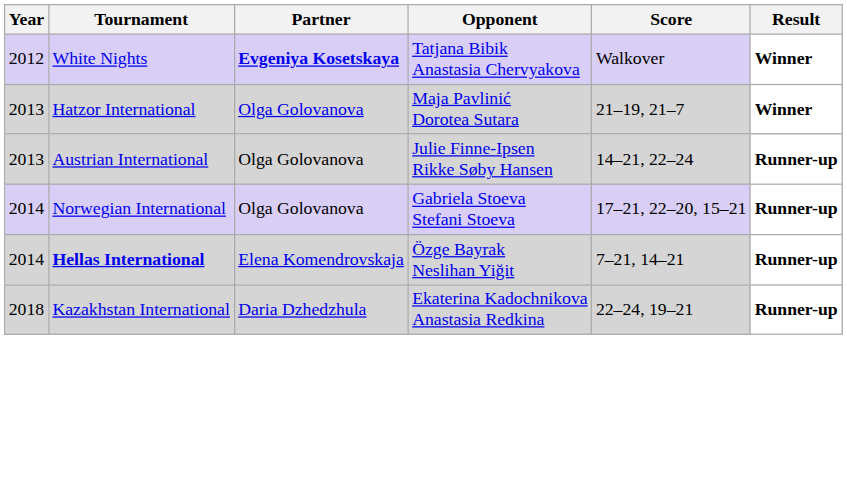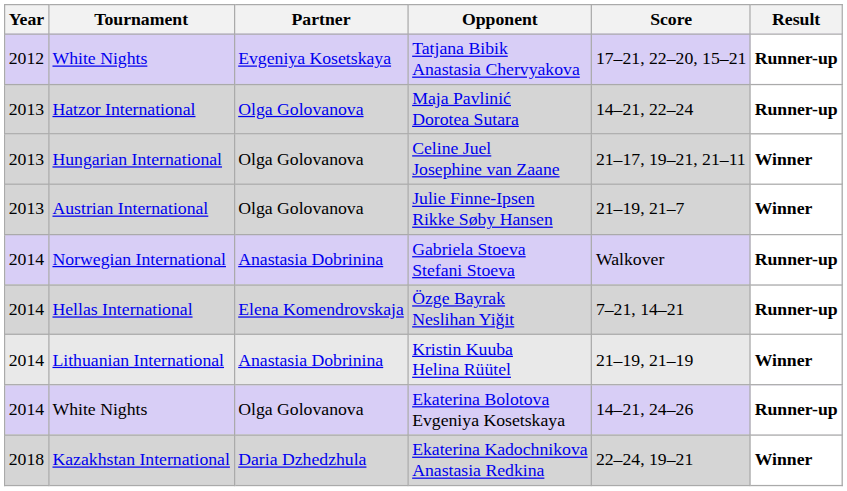(319, 59) bold -> (315, 59) normal
(630, 59) Walkover -> (671, 59) 17–21, 22–20, 15–21
(784, 59) Winner -> (796, 59) Runner-up
(640, 109) 21–19, 21–7 -> (645, 109) 14–21, 22–24
(784, 109) Winner -> (796, 109) Runner-up
+ row: (486, 159)
(645, 159) 14–21, 22–24 -> (640, 209) 21–19, 21–7
(796, 159) Runner-up -> (784, 209) Winner
(301, 209) Olga Golovanova -> (311, 259) Anastasia Dobrinina
(671, 209) 17–21, 22–20, 15–21 -> (630, 259) Walkover
(128, 259) bold -> (123, 309) normal
+ row: (463, 359)
+ row: (489, 410)
(796, 309) Runner-up -> (784, 460) Winner
